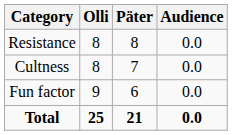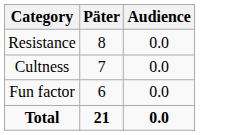- column: (96, 17)
